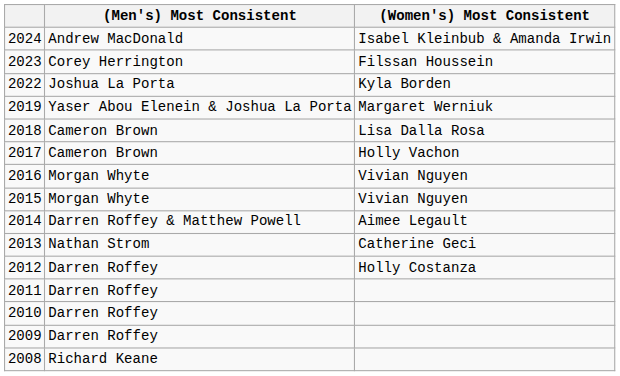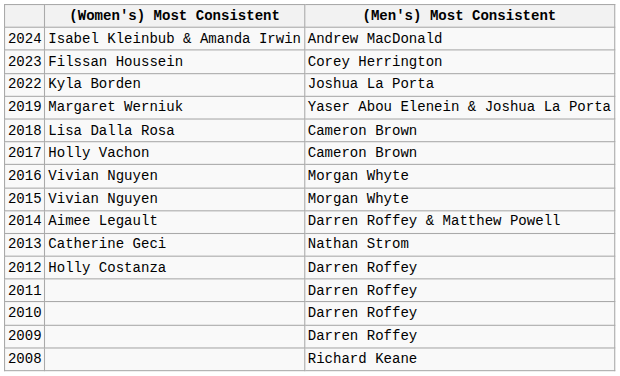columns swapped: (200, 16) <-> (485, 16)
